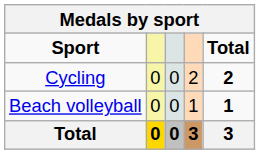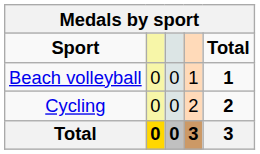rows swapped: (75, 77) <-> (75, 106)
